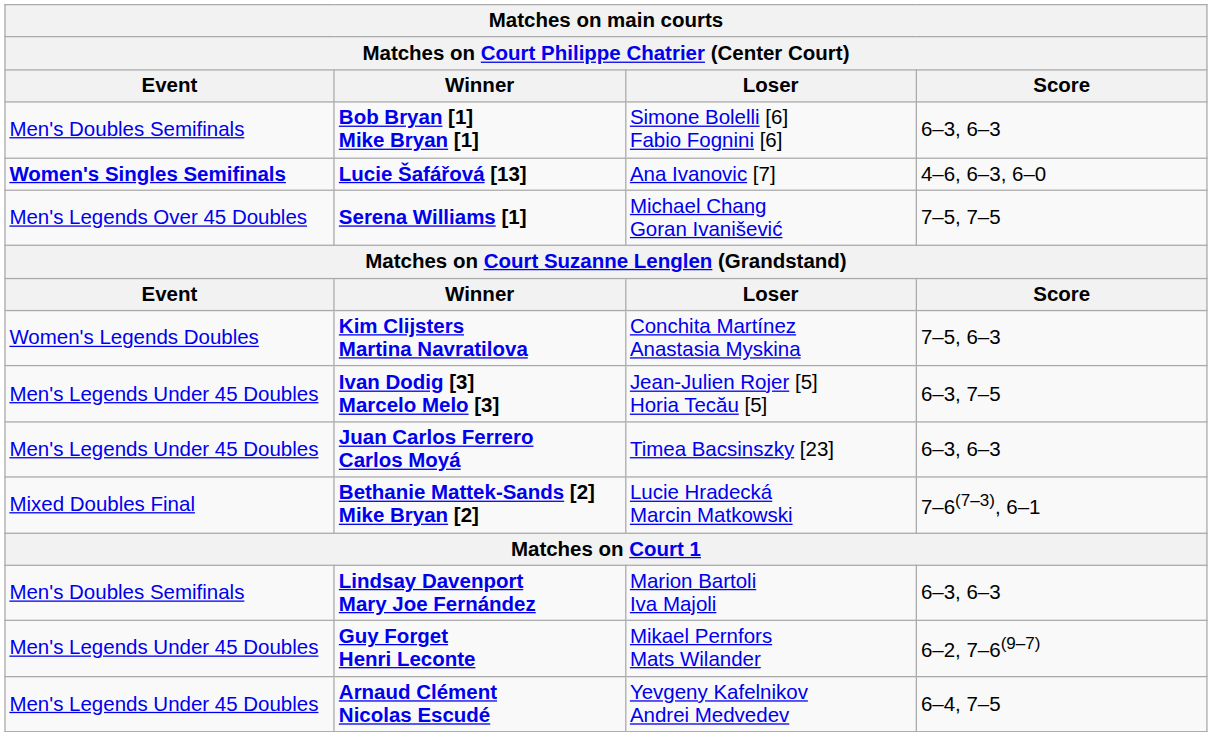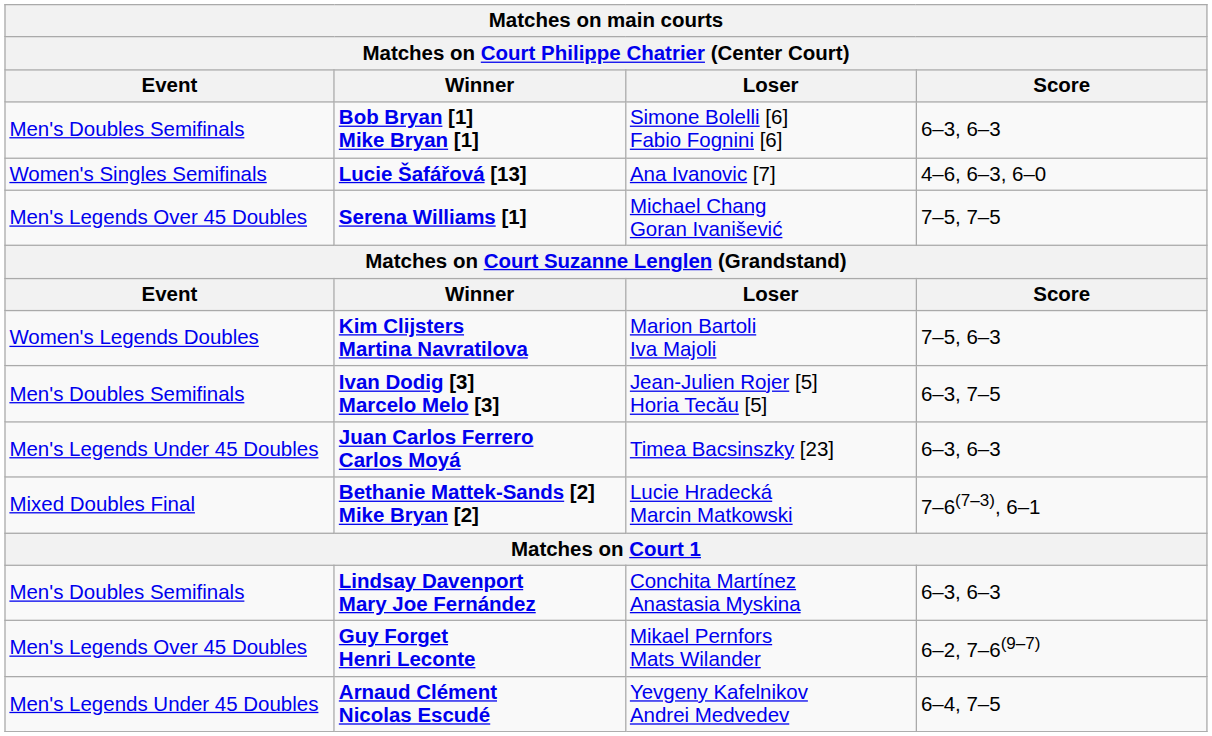(148, 173) bold -> (138, 173) normal
(715, 338) Conchita Martínez Anastasia Myskina -> (693, 338) Marion Bartoli Iva Majoli
(164, 393) Men's Legends Under 45 Doubles -> (127, 393) Men's Doubles Semifinals
(693, 592) Marion Bartoli Iva Majoli -> (715, 592) Conchita Martínez Anastasia Myskina
(164, 648) Men's Legends Under 45 Doubles -> (158, 648) Men's Legends Over 45 Doubles
